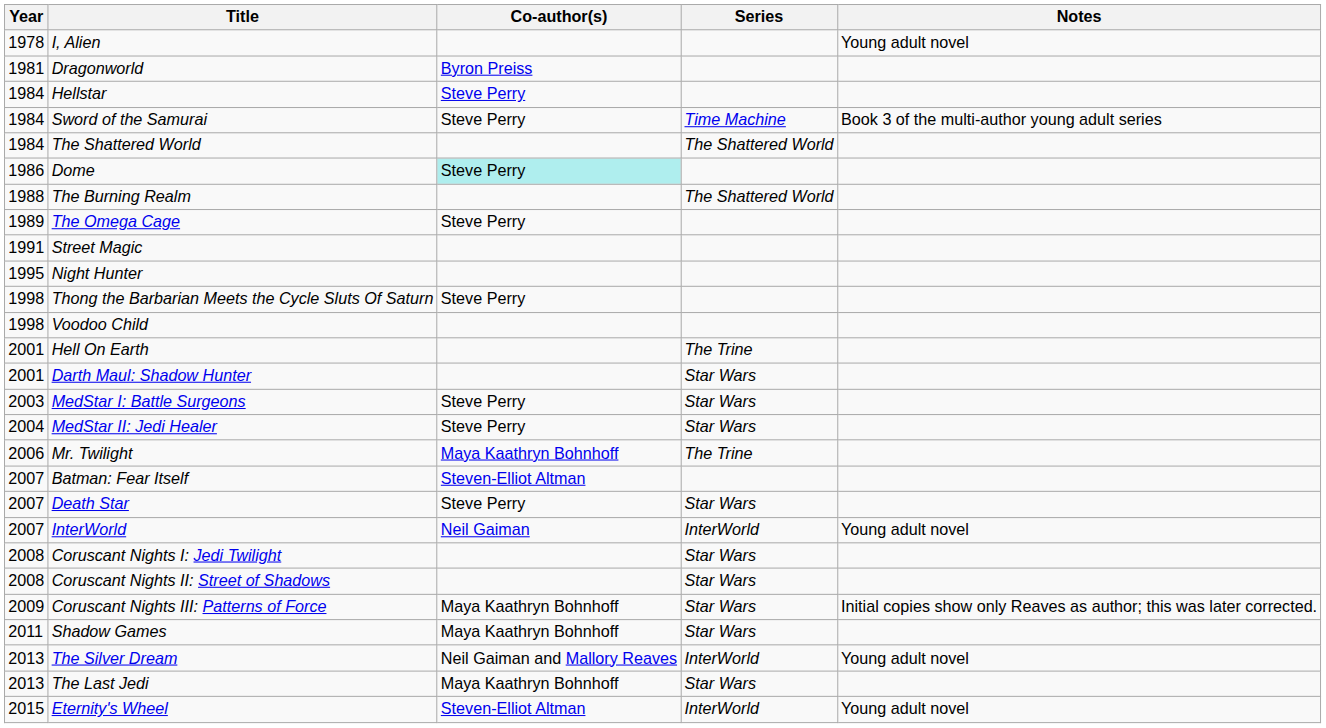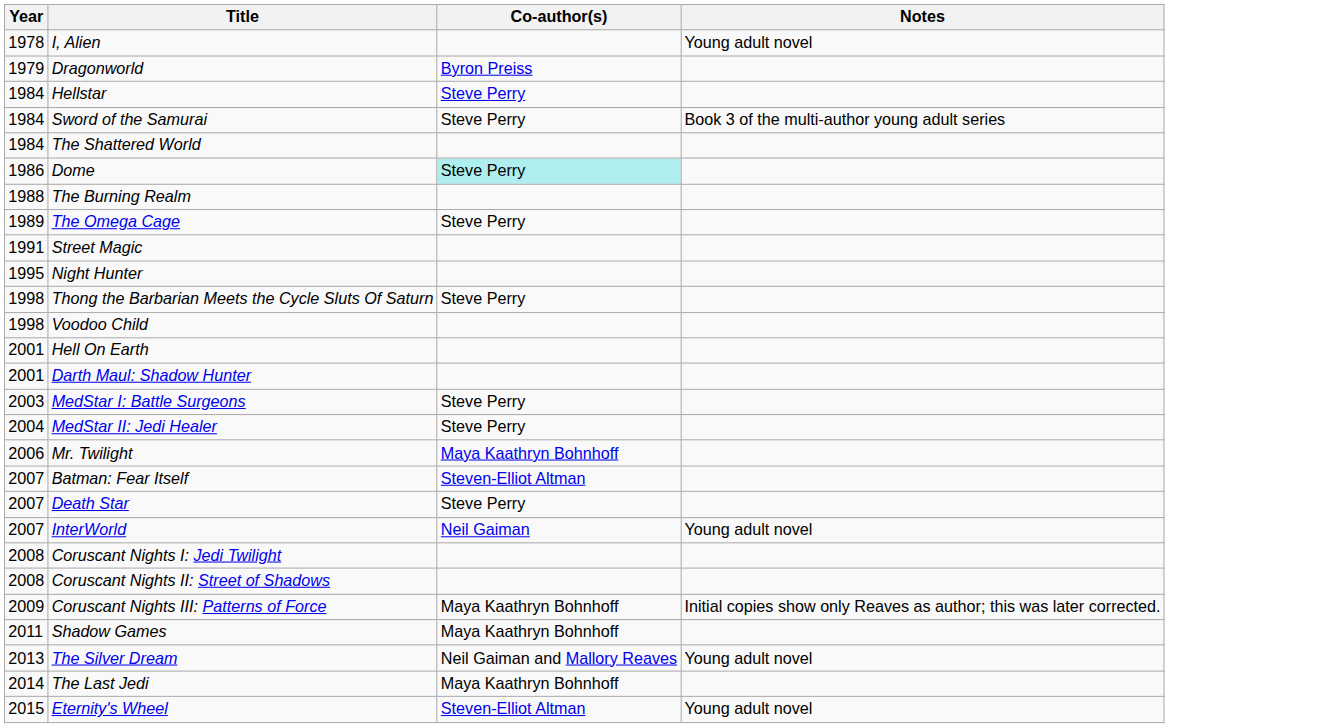- column: (759, 17)
(26, 68) 1981 -> (26, 68) 1979
(26, 683) 2013 -> (26, 683) 2014
